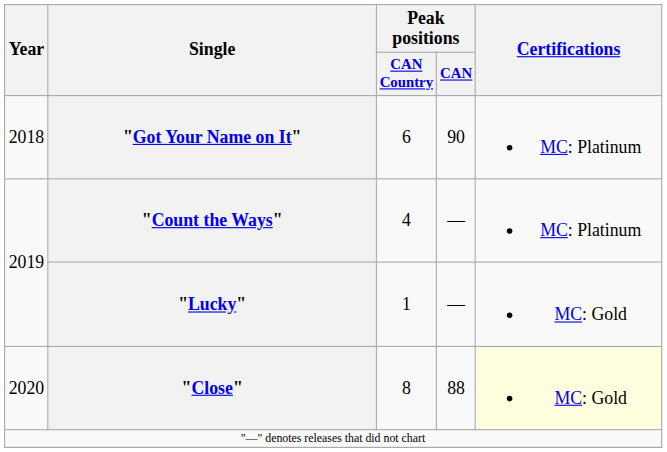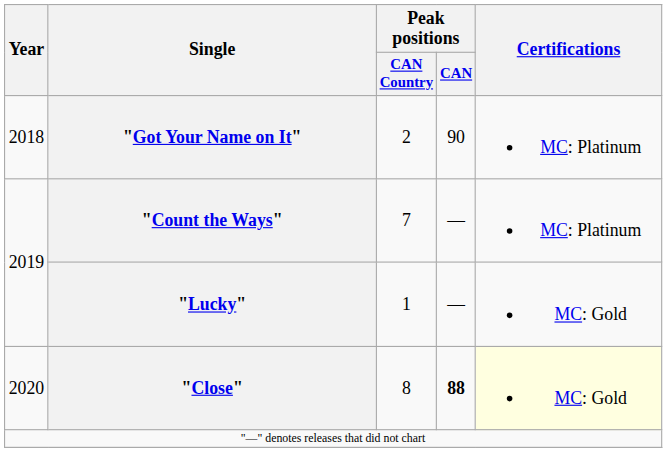(406, 137) 6 -> (406, 137) 2
(406, 220) 4 -> (406, 220) 7
(456, 388) normal -> (456, 388) bold
